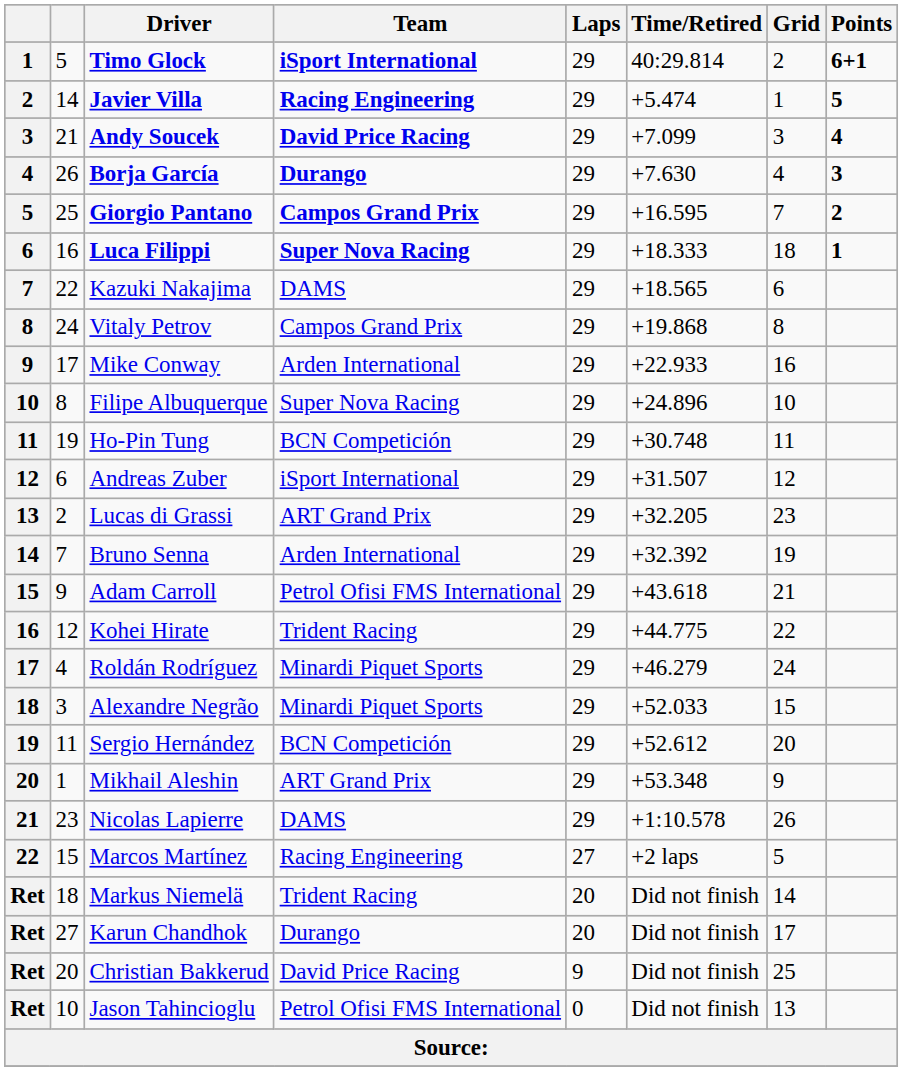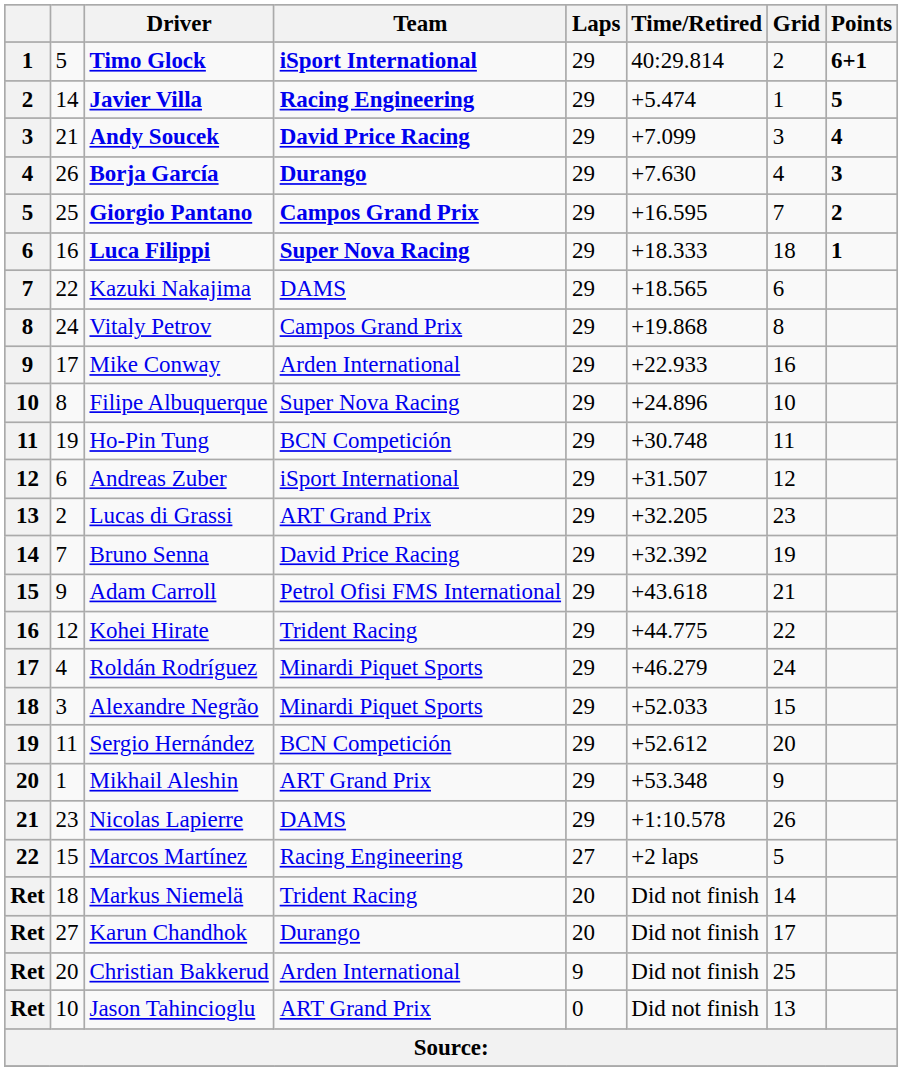(370, 553) Arden International -> (370, 553) David Price Racing
(370, 971) David Price Racing -> (370, 971) Arden International
(420, 1008) Petrol Ofisi FMS International -> (355, 1008) ART Grand Prix
